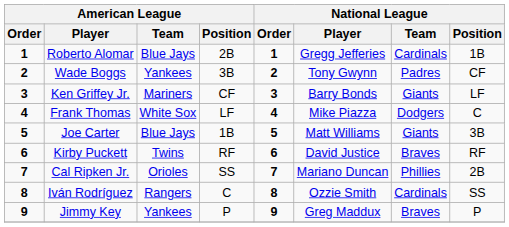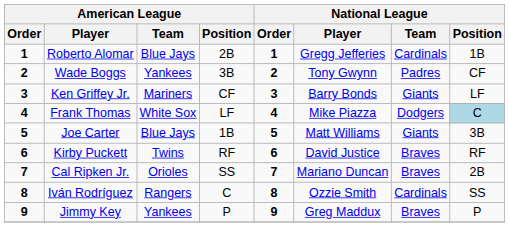(477, 113) no background -> (477, 113) lightblue background
(421, 172) Phillies -> (421, 172) Braves
